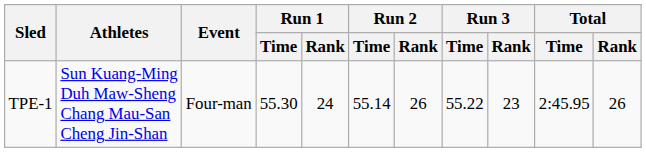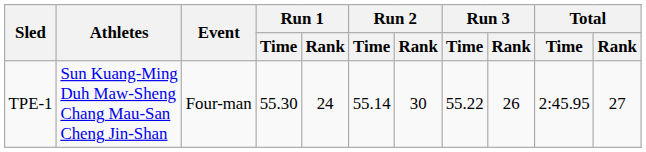(418, 104) 26 -> (418, 104) 30
(511, 104) 23 -> (511, 104) 26
(617, 104) 26 -> (617, 104) 27
